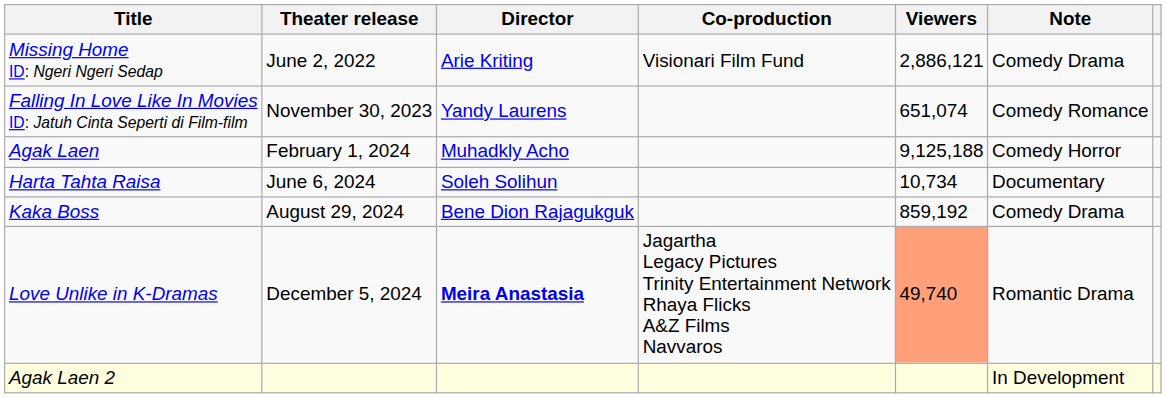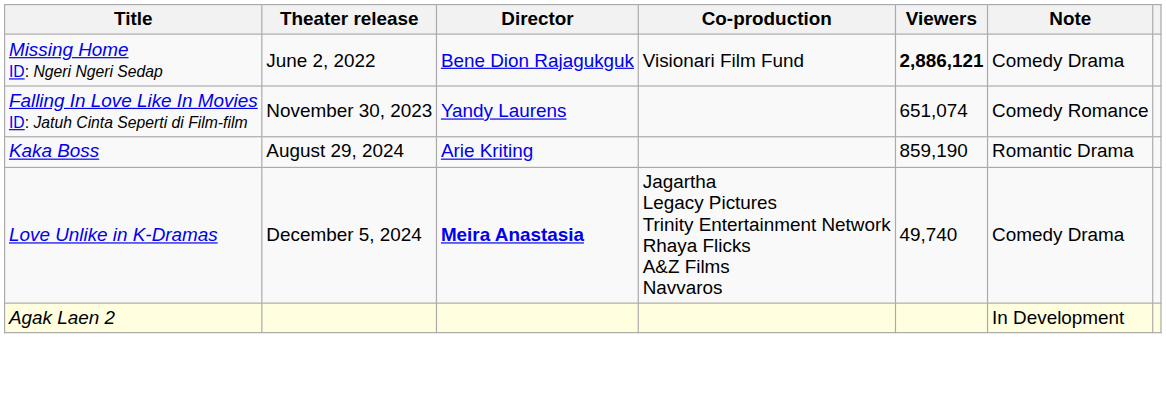(487, 60) Arie Kriting -> (537, 60) Bene Dion Rajagukguk
(941, 60) normal -> (941, 60) bold
- row: (54, 151)
- row: (85, 181)
(537, 211) Bene Dion Rajagukguk -> (487, 151) Arie Kriting
(934, 211) 859,192 -> (934, 151) 859,190
(1058, 211) Comedy Drama -> (1063, 151) Romantic Drama
(928, 294) lightsalmon background -> (928, 234) no background
(1063, 294) Romantic Drama -> (1058, 234) Comedy Drama
